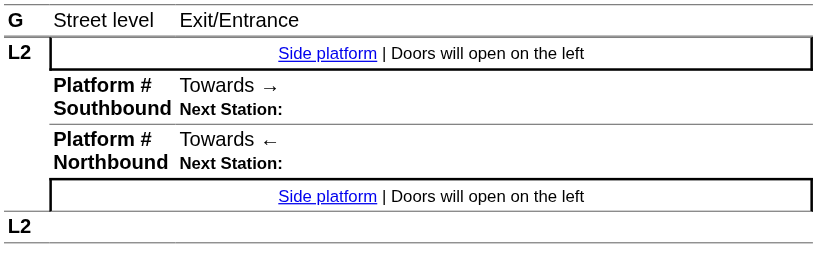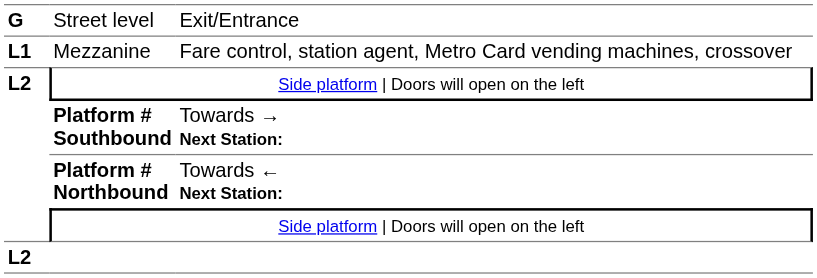+ row: (102, 51)
